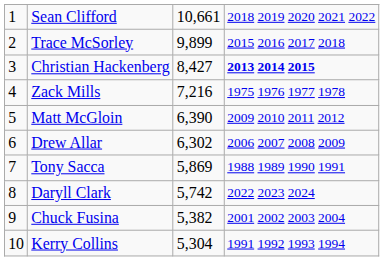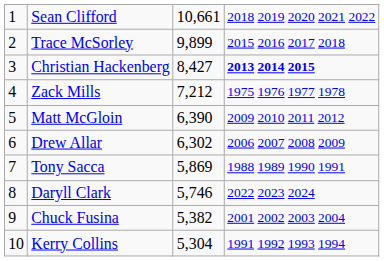(195, 92) 7,216 -> (195, 92) 7,212
(195, 192) 5,742 -> (195, 192) 5,746
